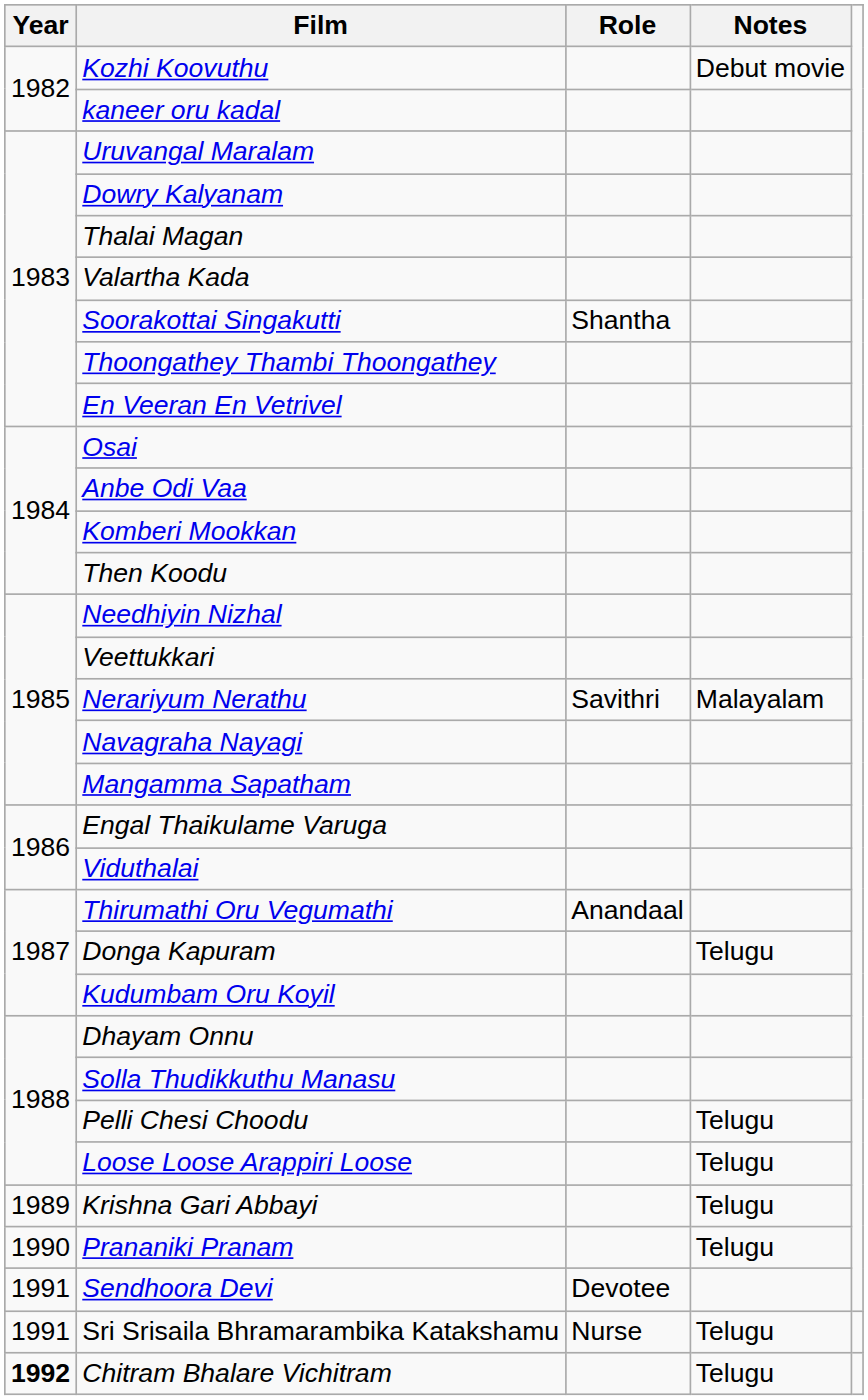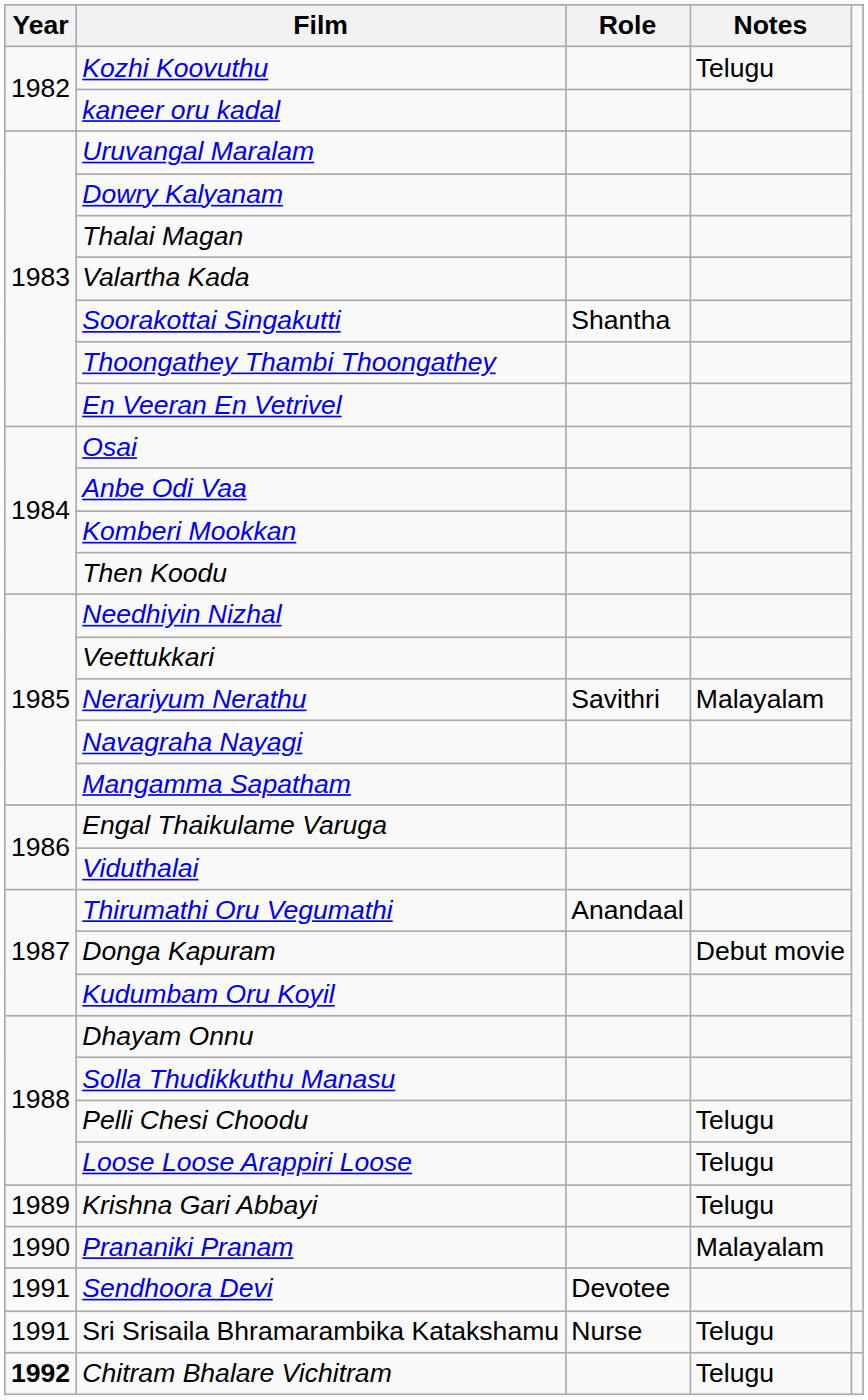(770, 67) Debut movie -> (735, 67) Telugu
(735, 952) Telugu -> (770, 952) Debut movie
(735, 1247) Telugu -> (760, 1247) Malayalam
